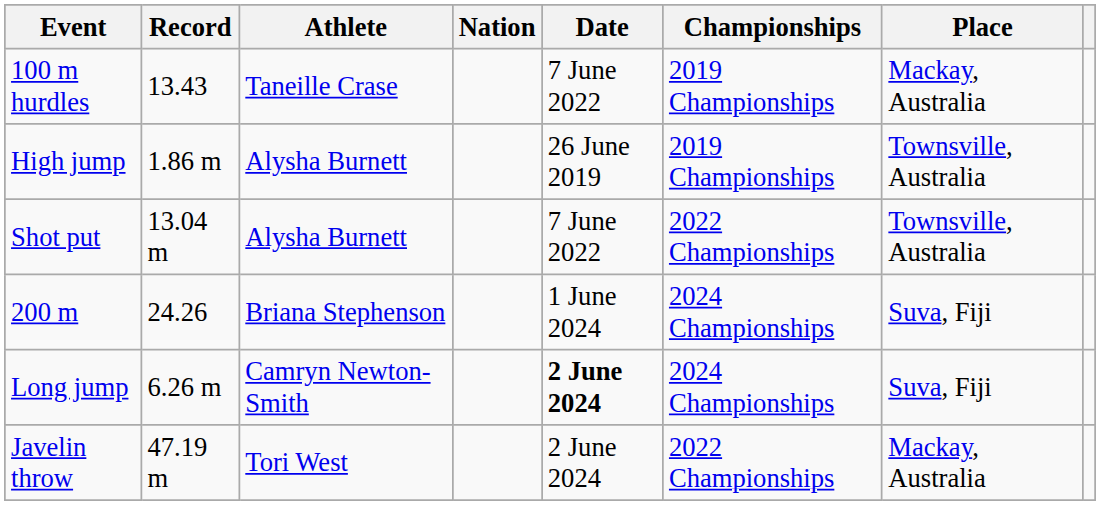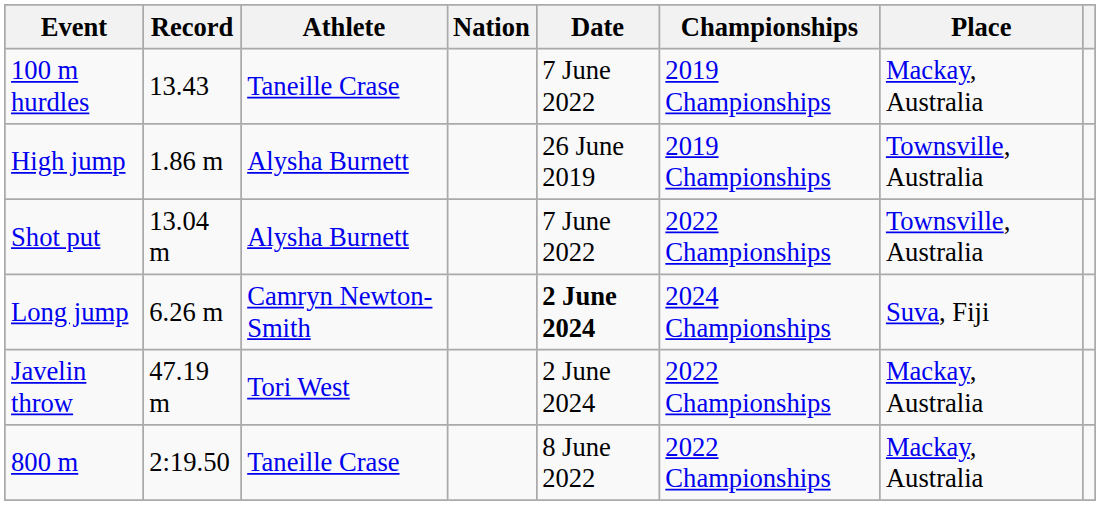- row: (45, 312)
+ row: (45, 463)
